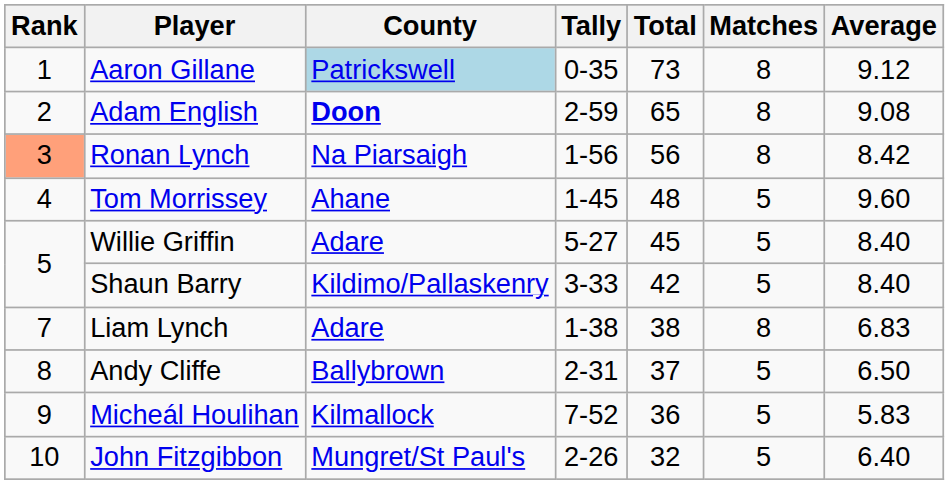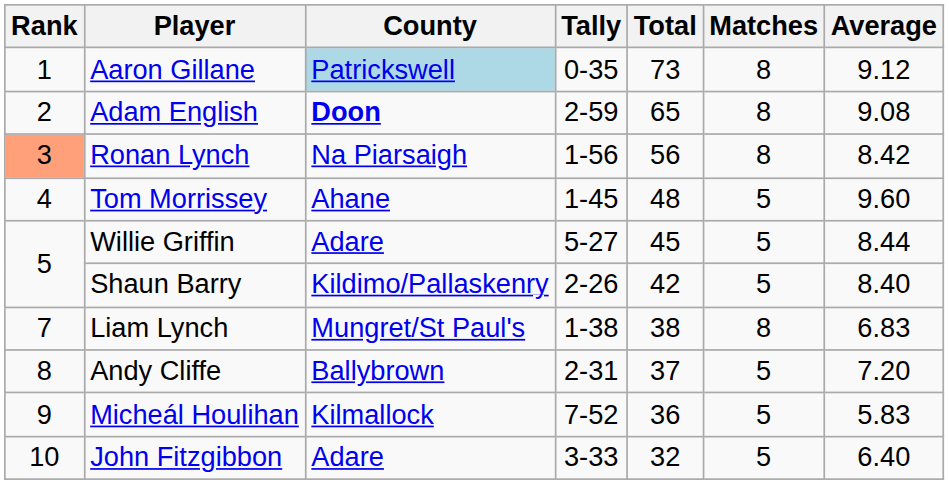(884, 241) 8.40 -> (884, 241) 8.44
(591, 284) 3-33 -> (591, 284) 2-26
(348, 328) Adare -> (418, 328) Mungret/St Paul's
(884, 371) 6.50 -> (884, 371) 7.20
(418, 457) Mungret/St Paul's -> (348, 457) Adare
(591, 457) 2-26 -> (591, 457) 3-33
